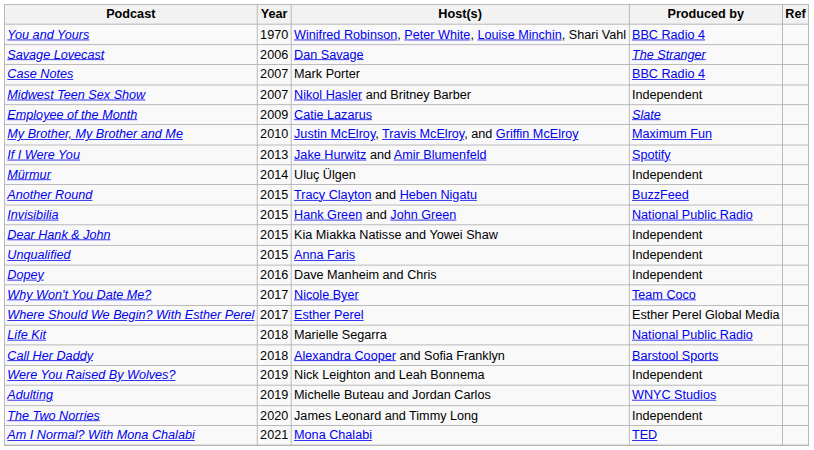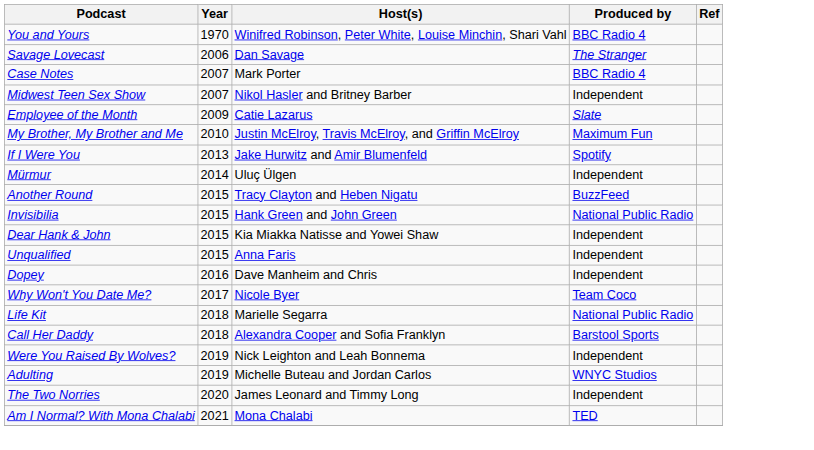- row: (131, 315)
